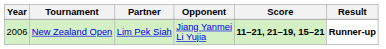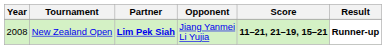(17, 32) 2006 -> (17, 32) 2008
(144, 32) normal -> (146, 32) bold
